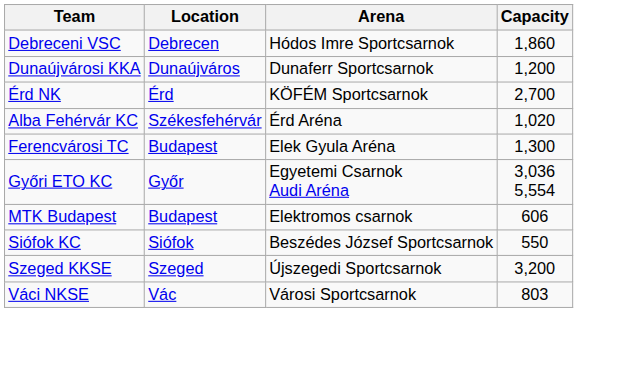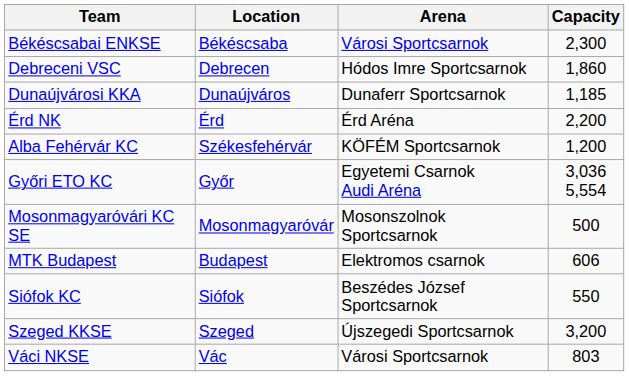+ row: (84, 43)
(535, 69) 1,200 -> (586, 95) 1,185
(349, 95) KÖFÉM Sportcsarnok -> (378, 120) Érd Aréna
(535, 95) 2,700 -> (586, 120) 2,200
(305, 120) Érd Aréna -> (421, 146) KÖFÉM Sportcsarnok
(535, 120) 1,020 -> (586, 146) 1,200
- row: (68, 146)
+ row: (91, 226)
